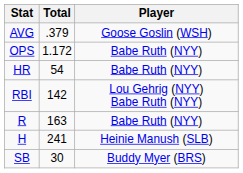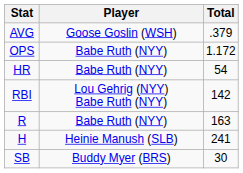columns swapped: (156, 13) <-> (57, 13)
